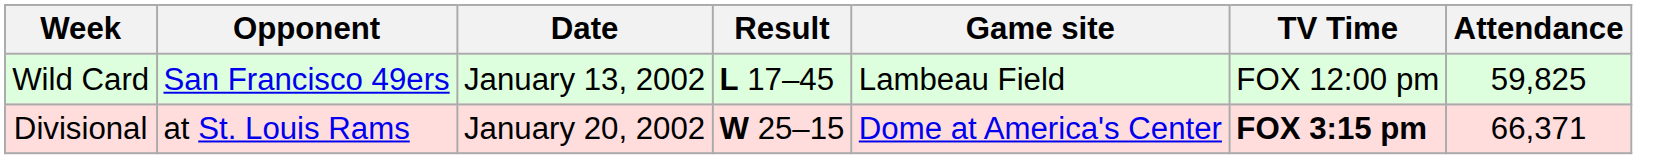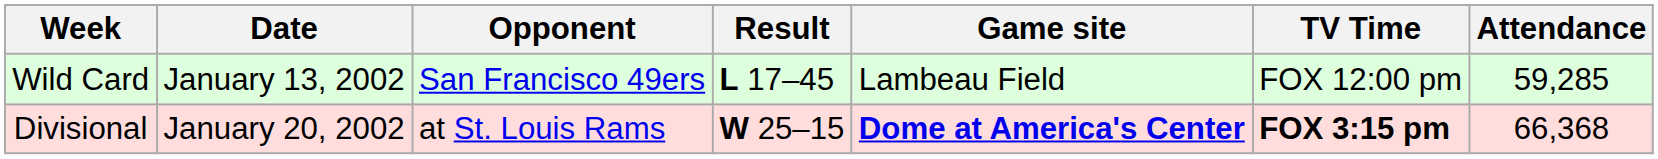columns swapped: (585, 29) <-> (307, 29)
(1539, 78) 59,825 -> (1561, 78) 59,285
(1040, 128) normal -> (1052, 128) bold
(1539, 128) 66,371 -> (1561, 128) 66,368
